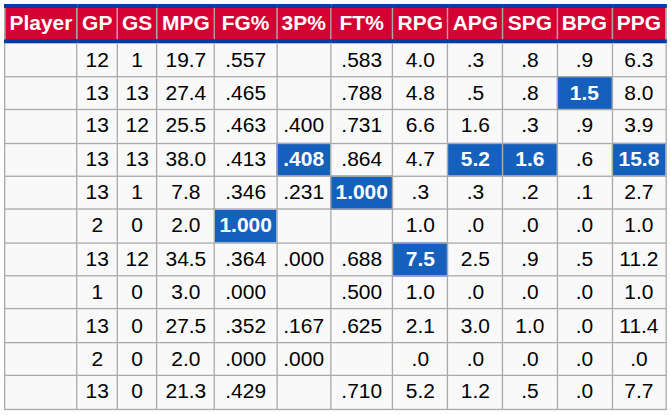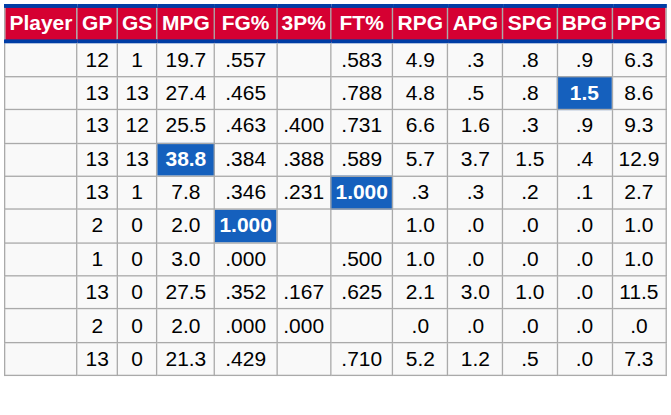(420, 59) 4.0 -> (420, 59) 4.9
(639, 92) 8.0 -> (639, 92) 8.6
(639, 126) 3.9 -> (639, 126) 9.3
- row: (97, 159)
+ row: (97, 159)
- row: (97, 259)
(639, 325) 11.4 -> (639, 292) 11.5
(639, 392) 7.7 -> (639, 358) 7.3
